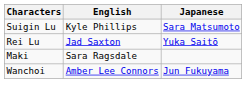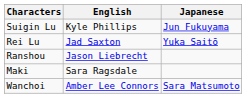(201, 27) Sara Matsumoto -> (196, 27) Jun Fukuyama
+ row: (26, 56)
(196, 71) Jun Fukuyama -> (201, 86) Sara Matsumoto
